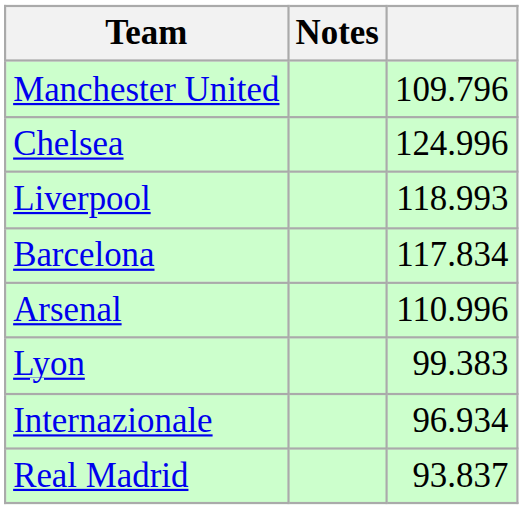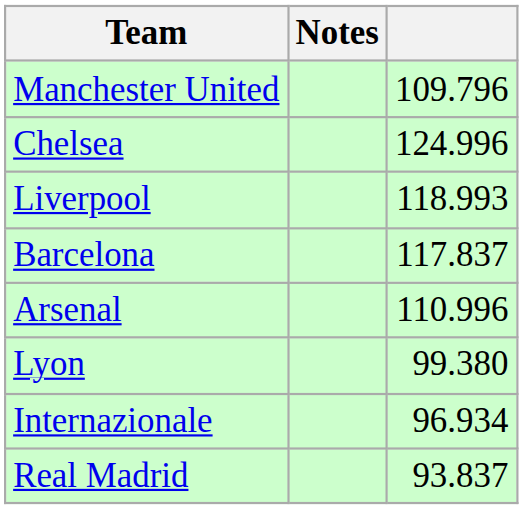(452, 254) 117.834 -> (452, 254) 117.837
(460, 364) 99.383 -> (460, 364) 99.380
